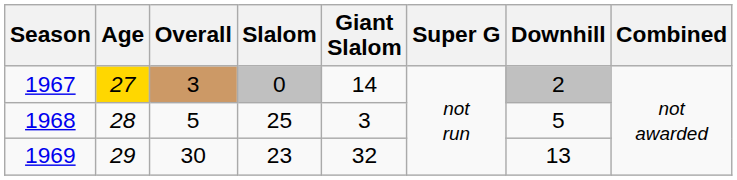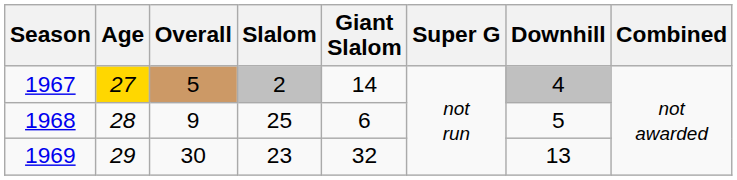(193, 84) 3 -> (193, 84) 5
(279, 84) 0 -> (279, 84) 2
(558, 84) 2 -> (558, 84) 4
(193, 120) 5 -> (193, 120) 9
(364, 120) 3 -> (364, 120) 6
